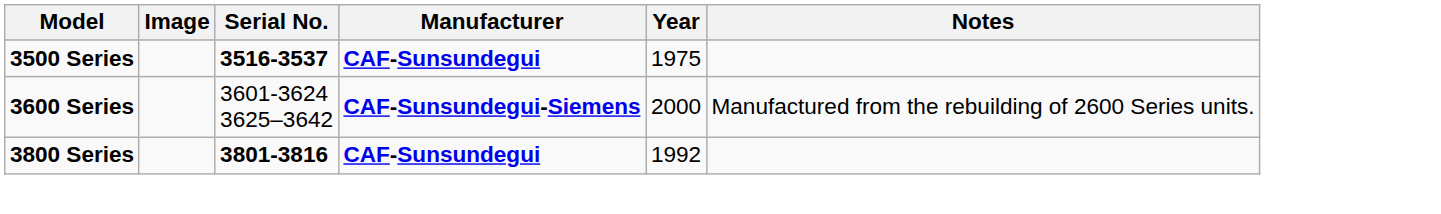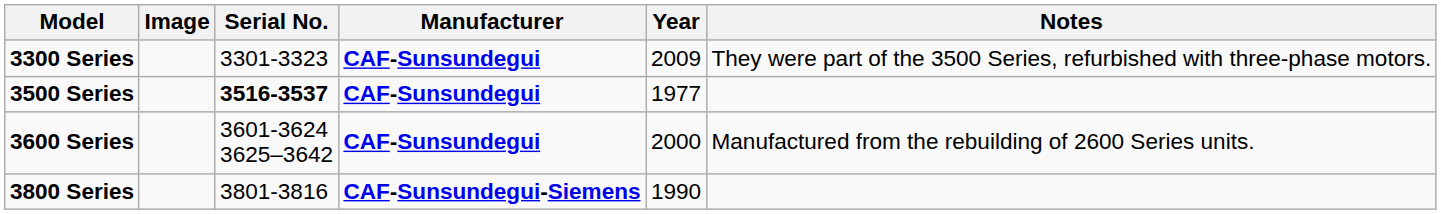+ row: (72, 58)
(676, 58) 1975 -> (676, 93) 1977
(492, 106) CAF-Sunsundegui-Siemens -> (442, 142) CAF-Sunsundegui
(274, 155) bold -> (274, 190) normal
(442, 155) CAF-Sunsundegui -> (492, 190) CAF-Sunsundegui-Siemens
(676, 155) 1992 -> (676, 190) 1990
